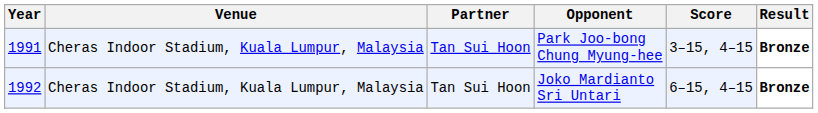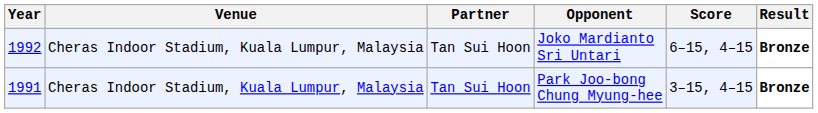rows swapped: (600, 48) <-> (596, 88)
